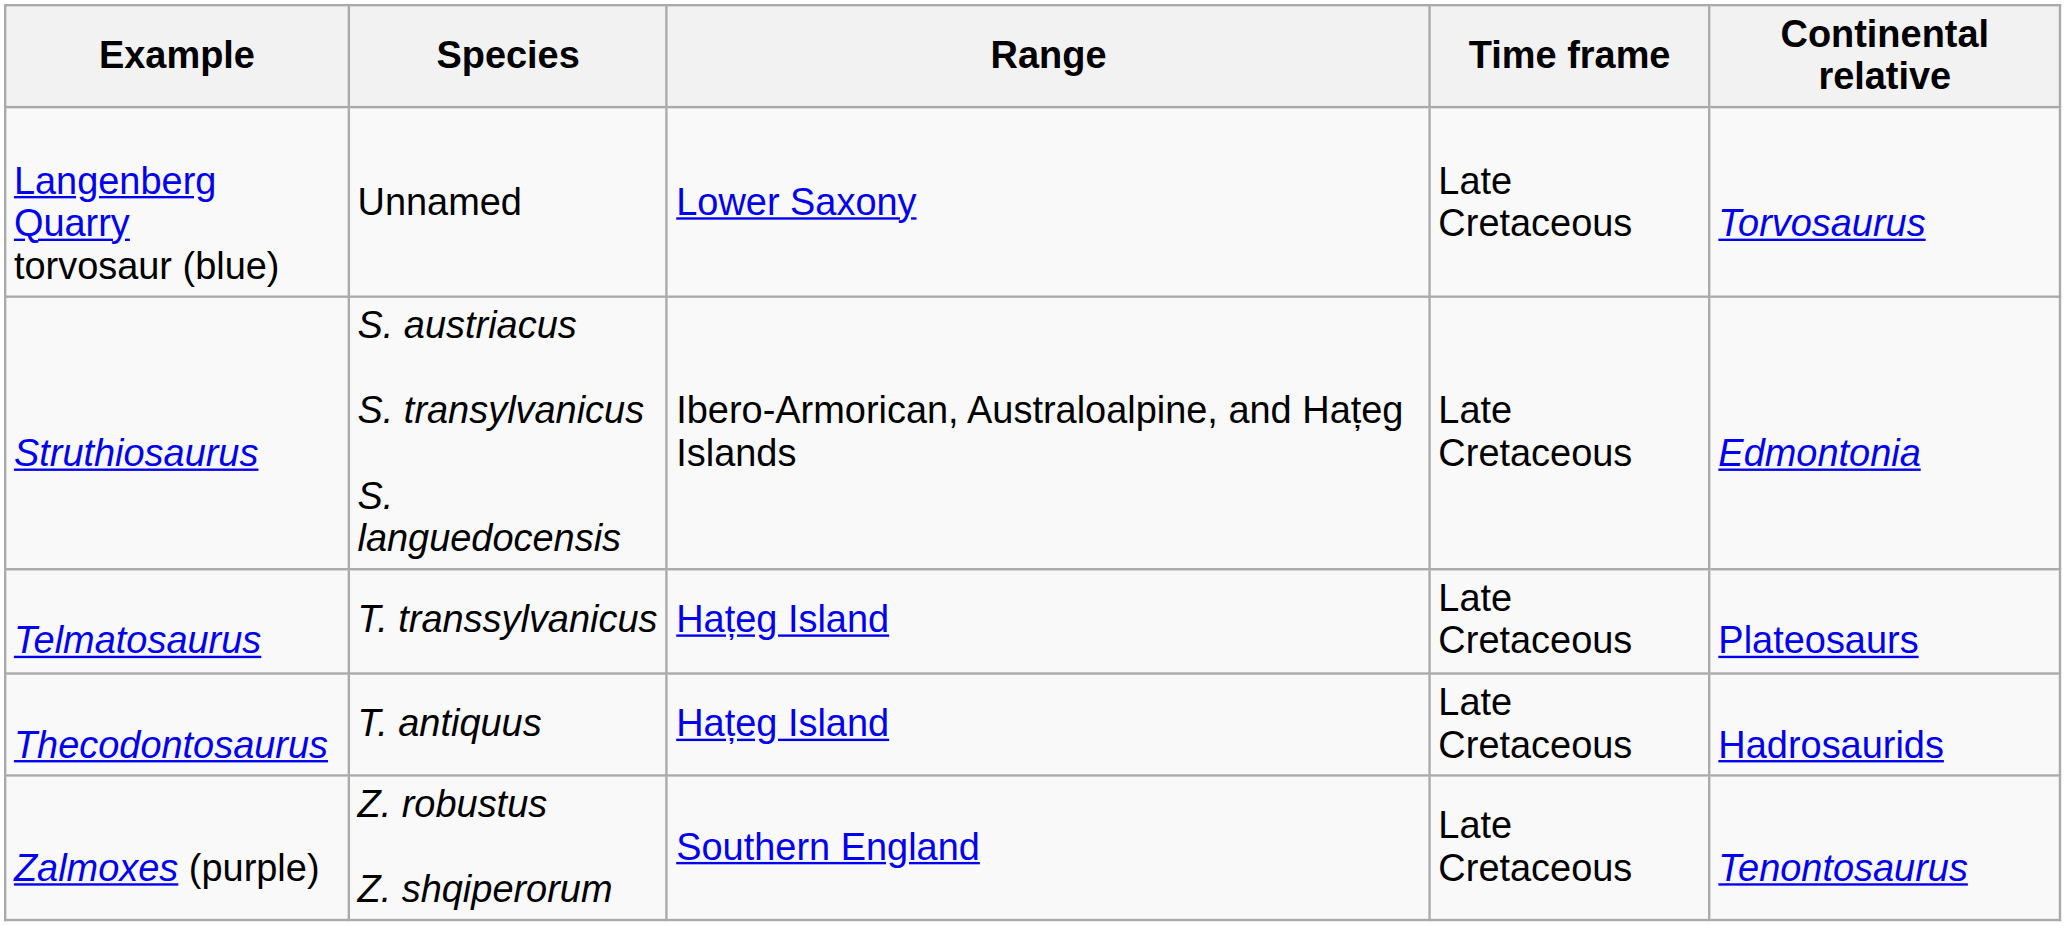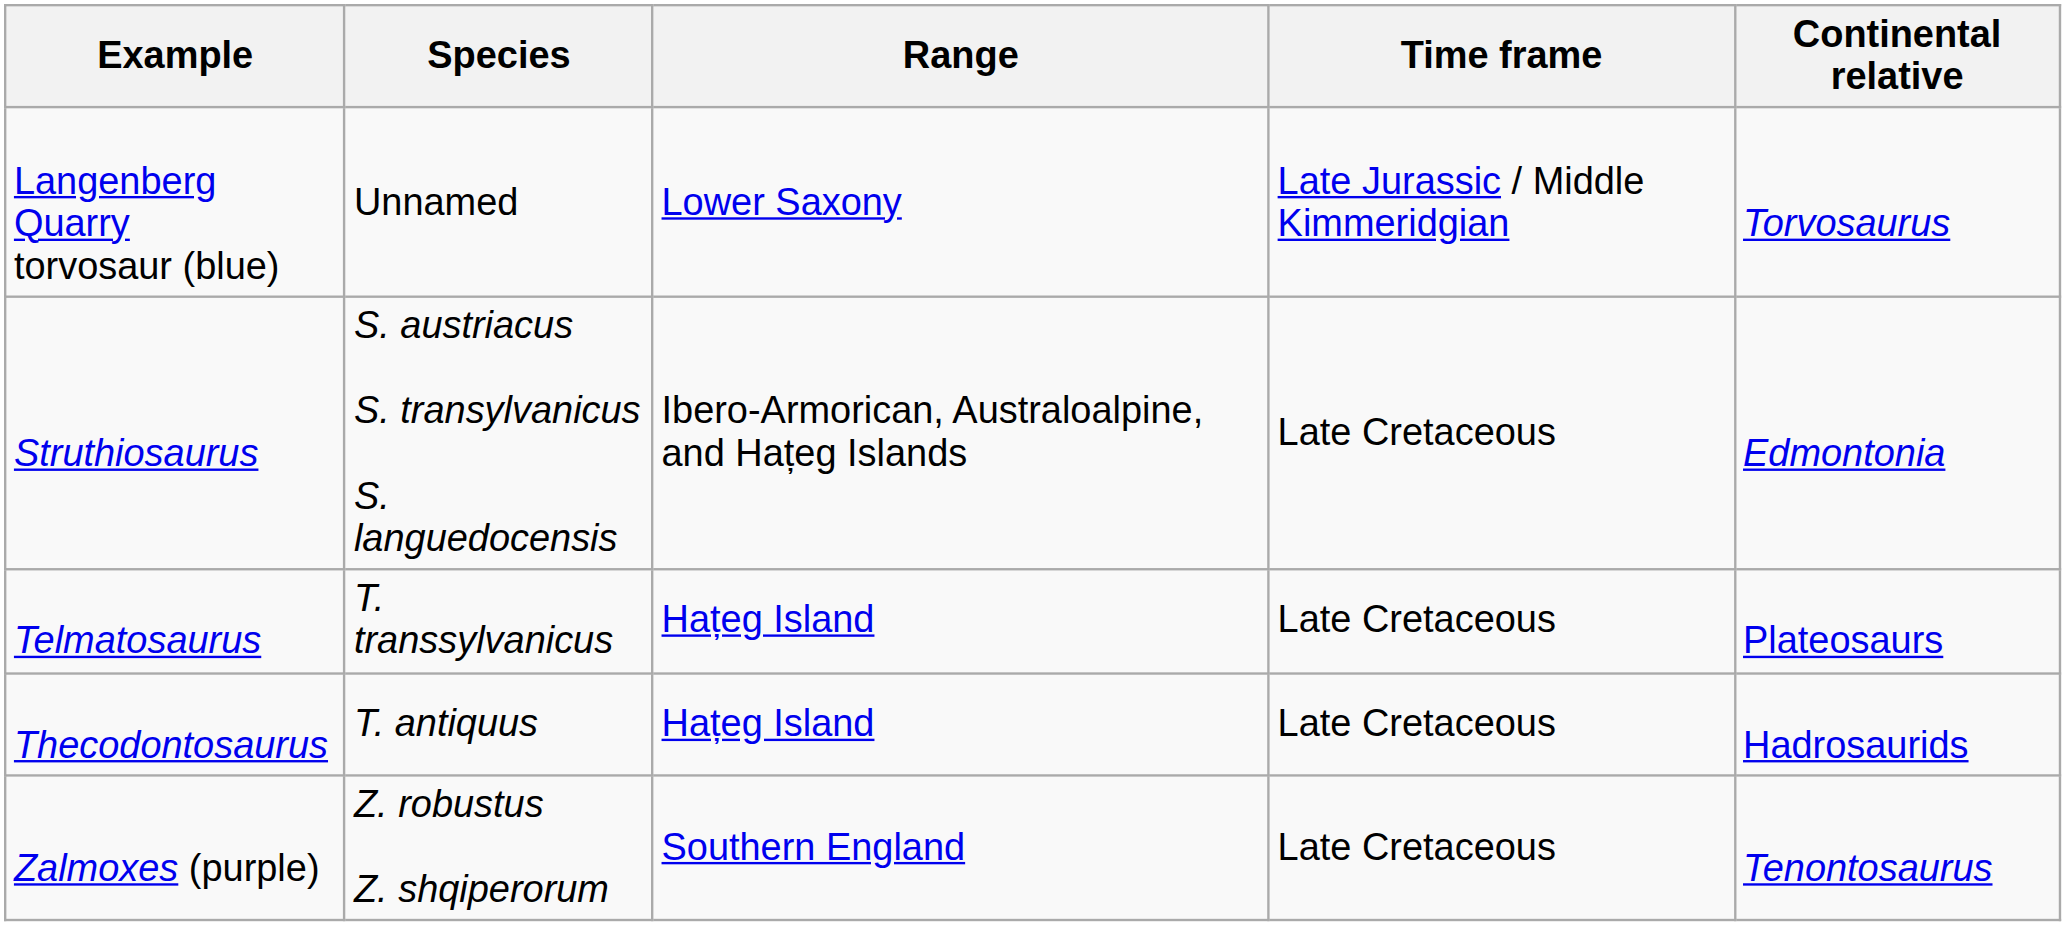(1535, 201) Late Cretaceous -> (1461, 201) Late Jurassic / Middle Kimmeridgian
